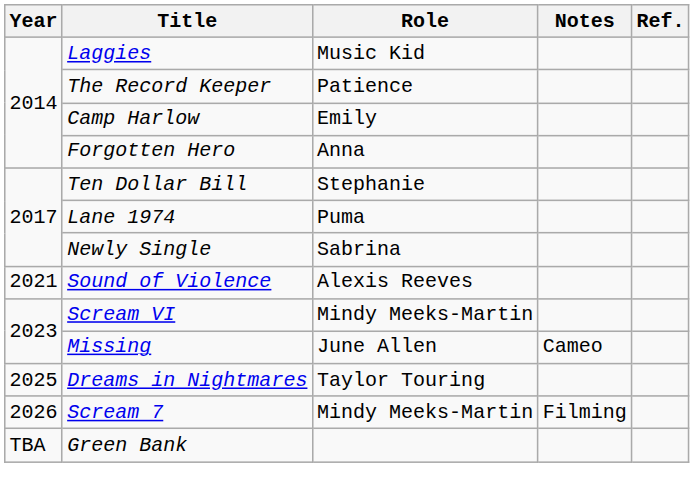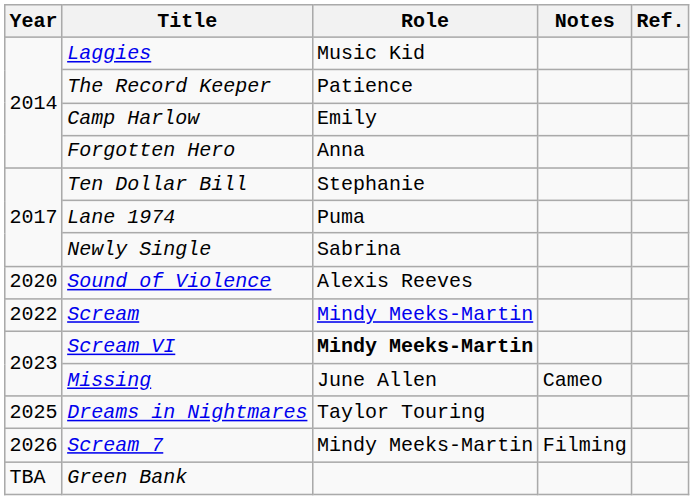(34, 282) 2021 -> (34, 282) 2020
+ row: (103, 315)
(425, 315) normal -> (425, 347) bold
